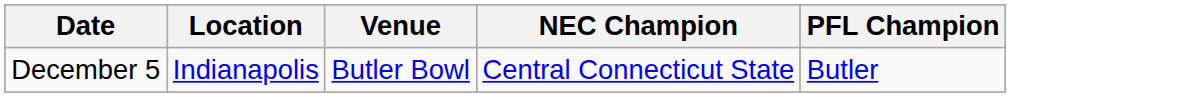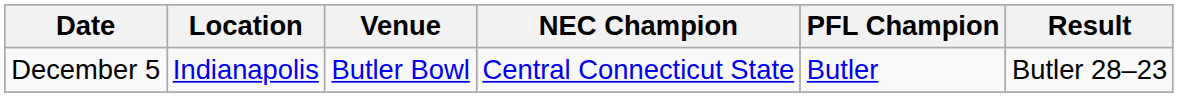+ column: (1090, 26)
